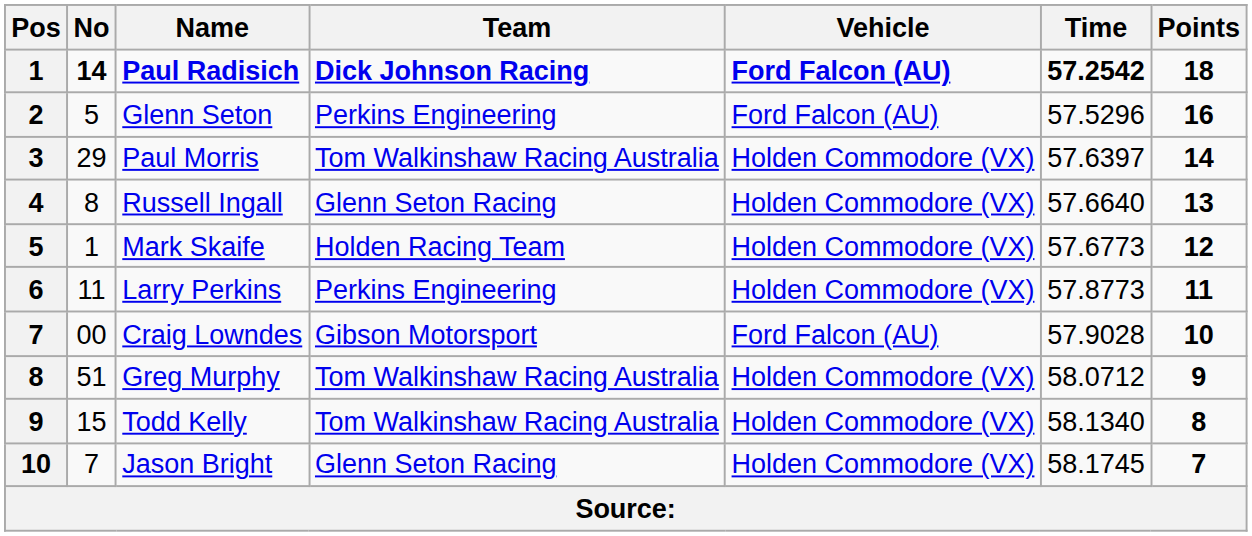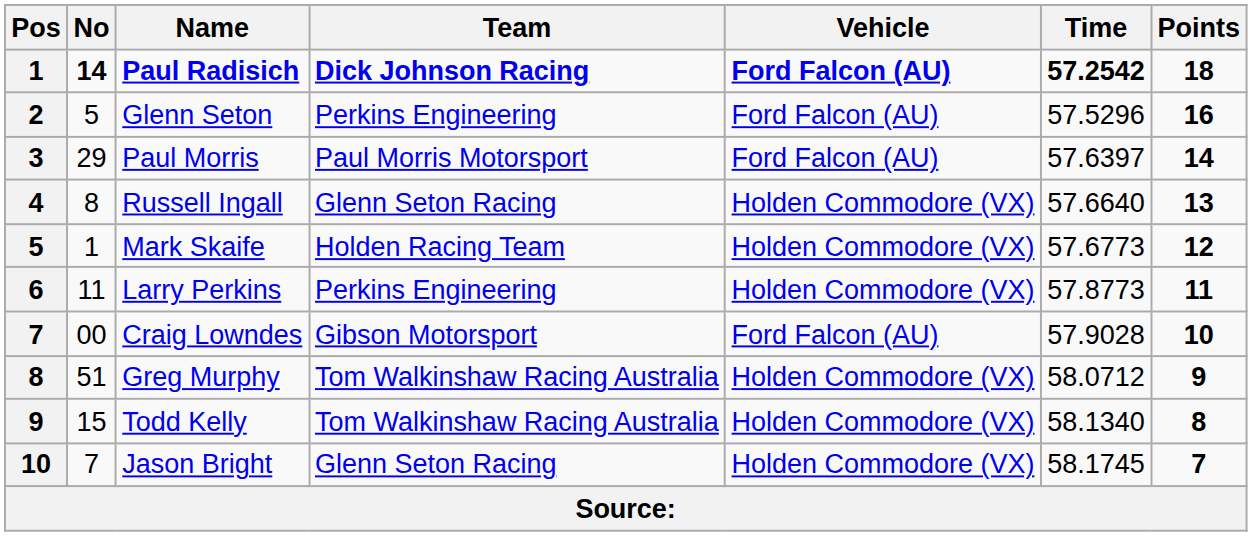(517, 158) Tom Walkinshaw Racing Australia -> (451, 158) Paul Morris Motorsport
(883, 158) Holden Commodore (VX) -> (835, 158) Ford Falcon (AU)
